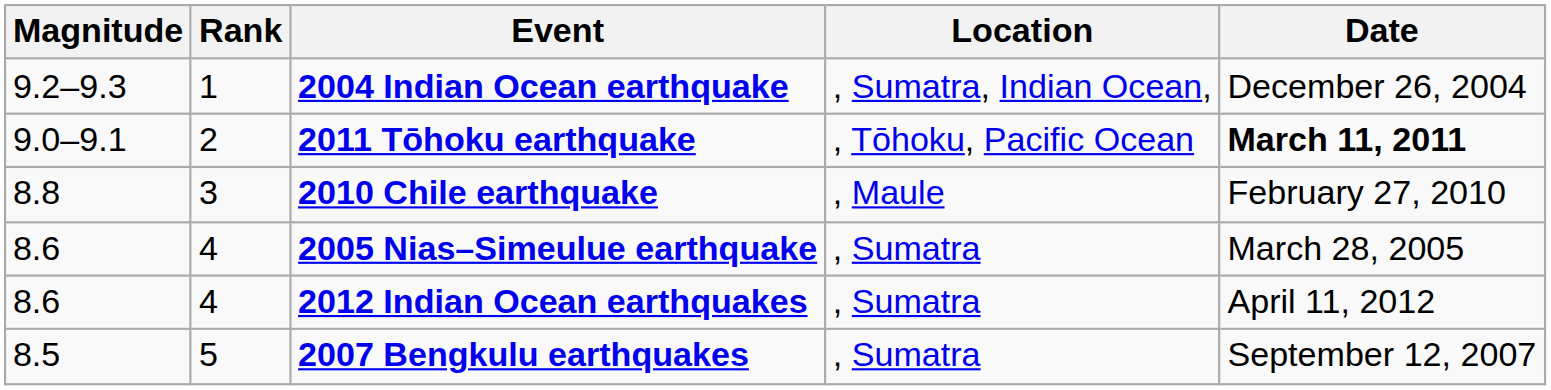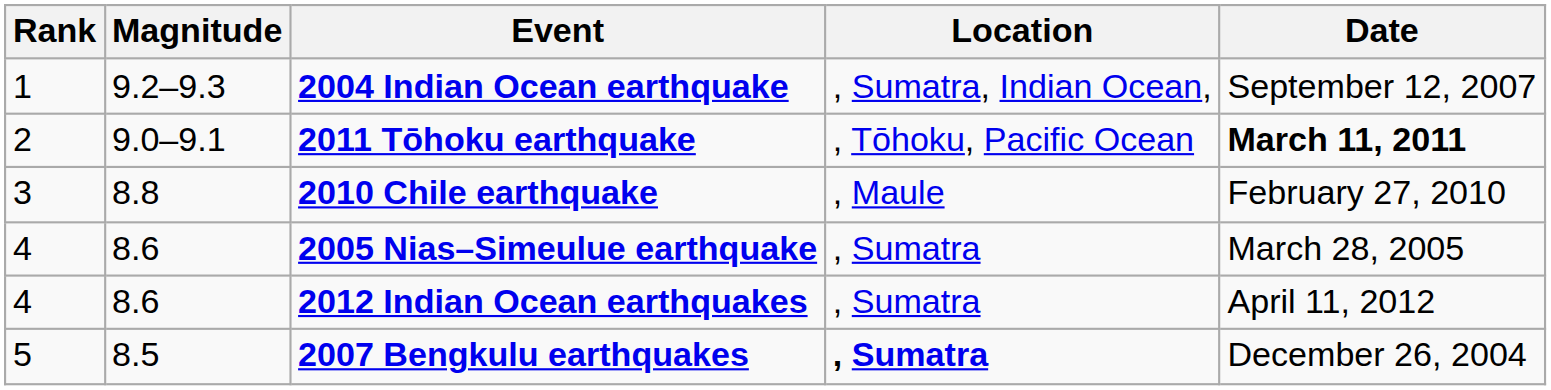columns swapped: (241, 31) <-> (98, 31)
(1377, 85) December 26, 2004 -> (1382, 85) September 12, 2007
(907, 355) normal -> (910, 355) bold
(1382, 355) September 12, 2007 -> (1377, 355) December 26, 2004
